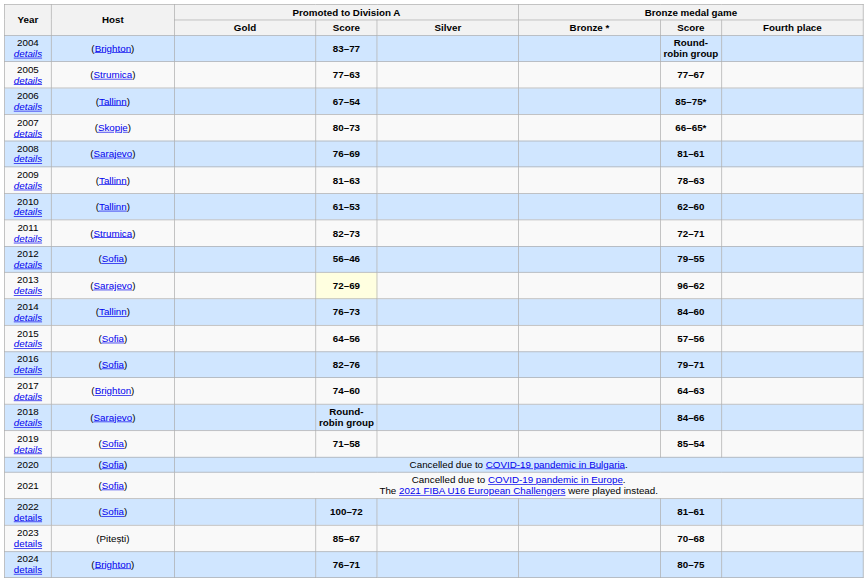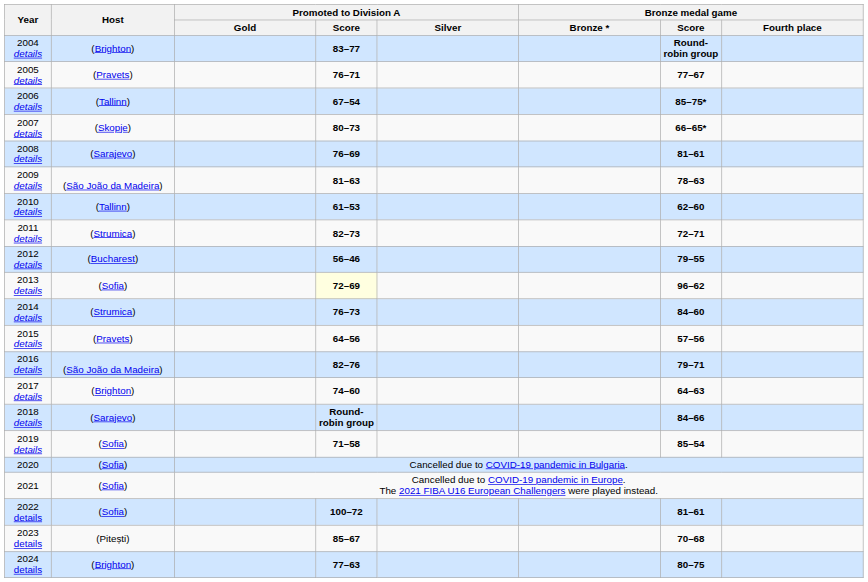(113, 75) (Strumica) -> (113, 75) (Pravets)
(346, 75) 77–63 -> (346, 75) 76–71
(113, 181) (Tallinn) -> (113, 186) (São João da Madeira)
(113, 260) (Sofia) -> (113, 260) (Bucharest)
(113, 286) (Sarajevo) -> (113, 286) (Sofia)
(113, 312) (Tallinn) -> (113, 312) (Strumica)
(113, 339) (Sofia) -> (113, 339) (Pravets)
(113, 365) (Sofia) -> (113, 370) (São João da Madeira)
(346, 565) 76–71 -> (346, 565) 77–63
